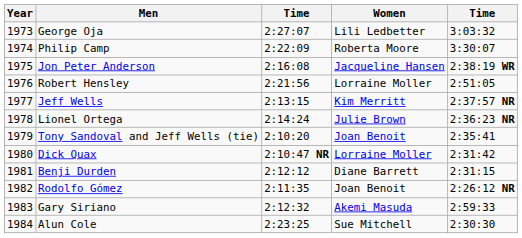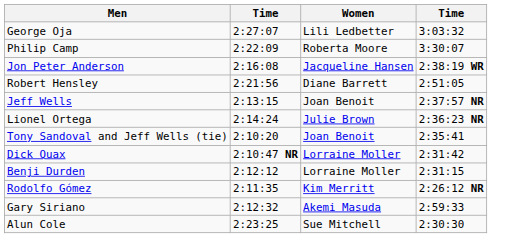- column: (20, 13)
(383, 84) Lorraine Moller -> (345, 84) Diane Barrett
(370, 101) Kim Merritt -> (339, 101) Joan Benoit
(376, 171) Diane Barrett -> (352, 171) Lorraine Moller
(370, 189) Joan Benoit -> (339, 189) Kim Merritt
